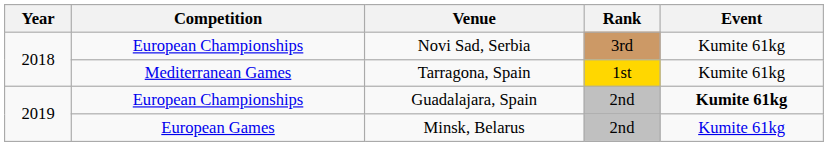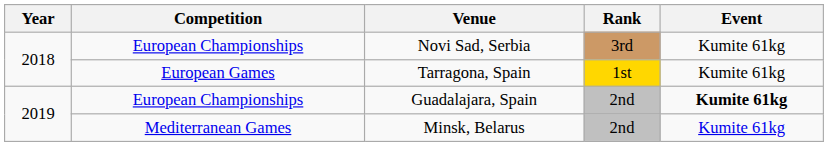(218, 73) Mediterranean Games -> (218, 73) European Games
(218, 127) European Games -> (218, 127) Mediterranean Games
